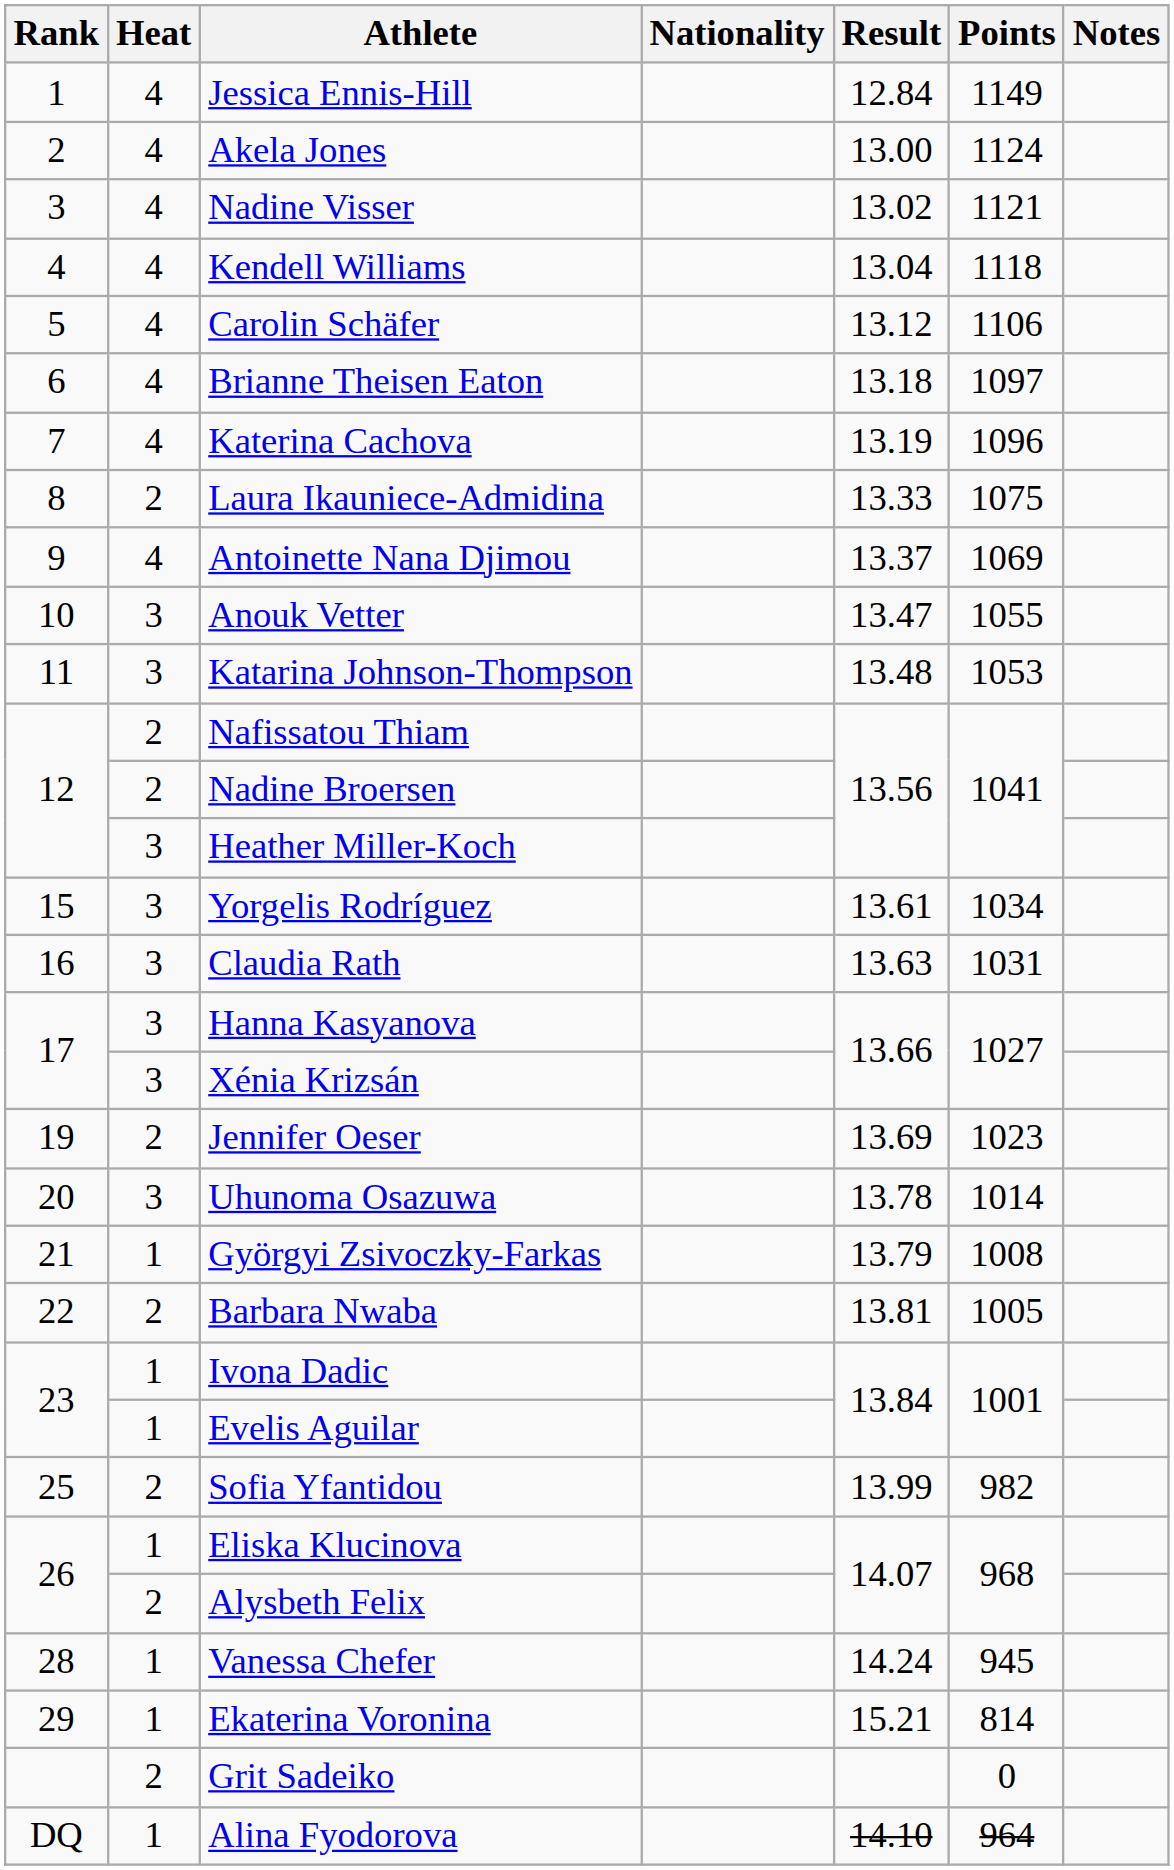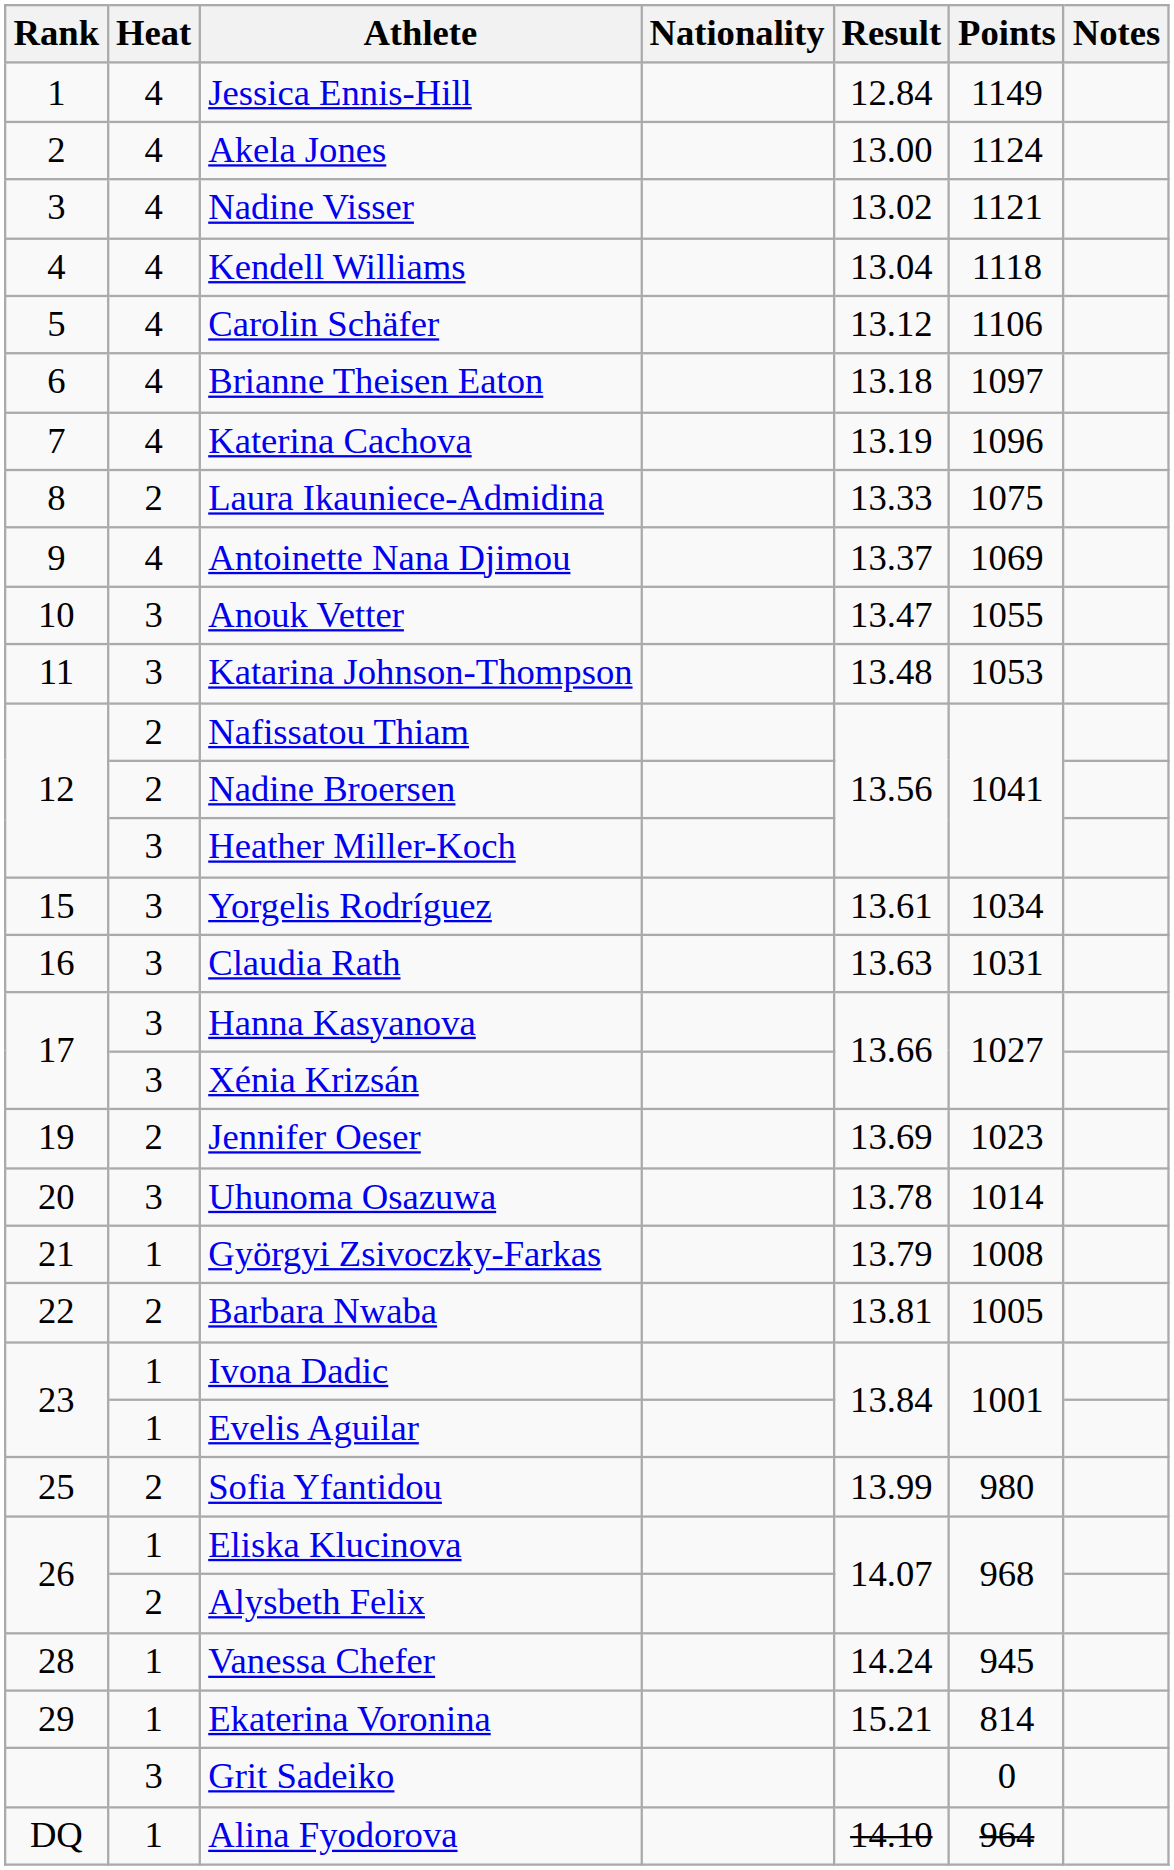(1007, 1486) 982 -> (1007, 1486) 980
(154, 1776) 2 -> (154, 1776) 3
